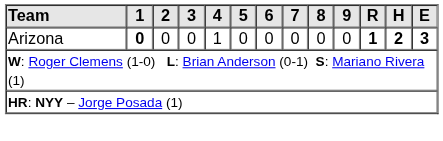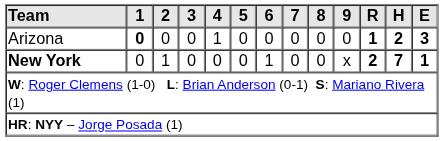+ row: (44, 61)
